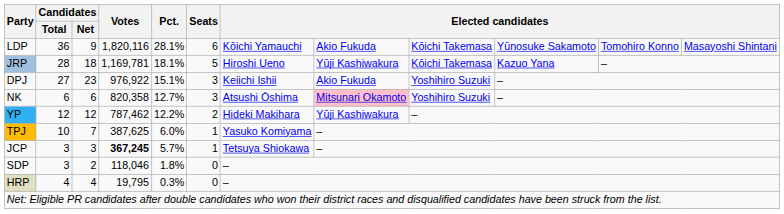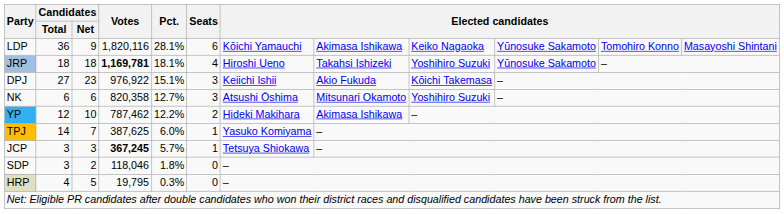(346, 47) Akio Fukuda -> (359, 47) Akimasa Ishikawa
(452, 47) Kōichi Takemasa -> (448, 47) Keiko Nagaoka
(64, 64) 28 -> (64, 64) 18
(125, 64) normal -> (125, 64) bold
(215, 64) 5 -> (215, 64) 4
(357, 64) Yūji Kashiwakura -> (354, 64) Takahsi Ishizeki
(452, 64) Kōichi Takemasa -> (451, 64) Yoshihiro Suzuki
(526, 64) Kazuo Yana -> (546, 64) Yūnosuke Sakamoto
(451, 81) Yoshihiro Suzuki -> (452, 81) Kōichi Takemasa
(361, 98) pink background -> (361, 98) no background
(90, 115) 12 -> (90, 115) 10
(357, 115) Yūji Kashiwakura -> (359, 115) Akimasa Ishikawa
(64, 132) 10 -> (64, 132) 14
(93, 183) 4 -> (93, 183) 5
